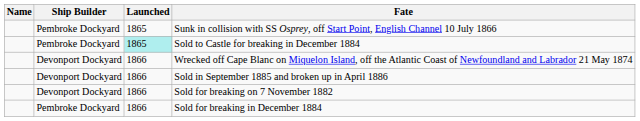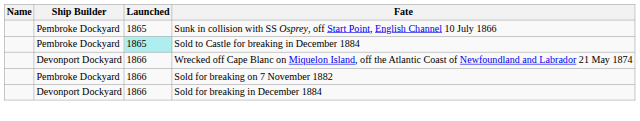- row: (281, 76)
(79, 92) Devonport Dockyard -> (78, 76) Pembroke Dockyard
(78, 108) Pembroke Dockyard -> (79, 92) Devonport Dockyard
